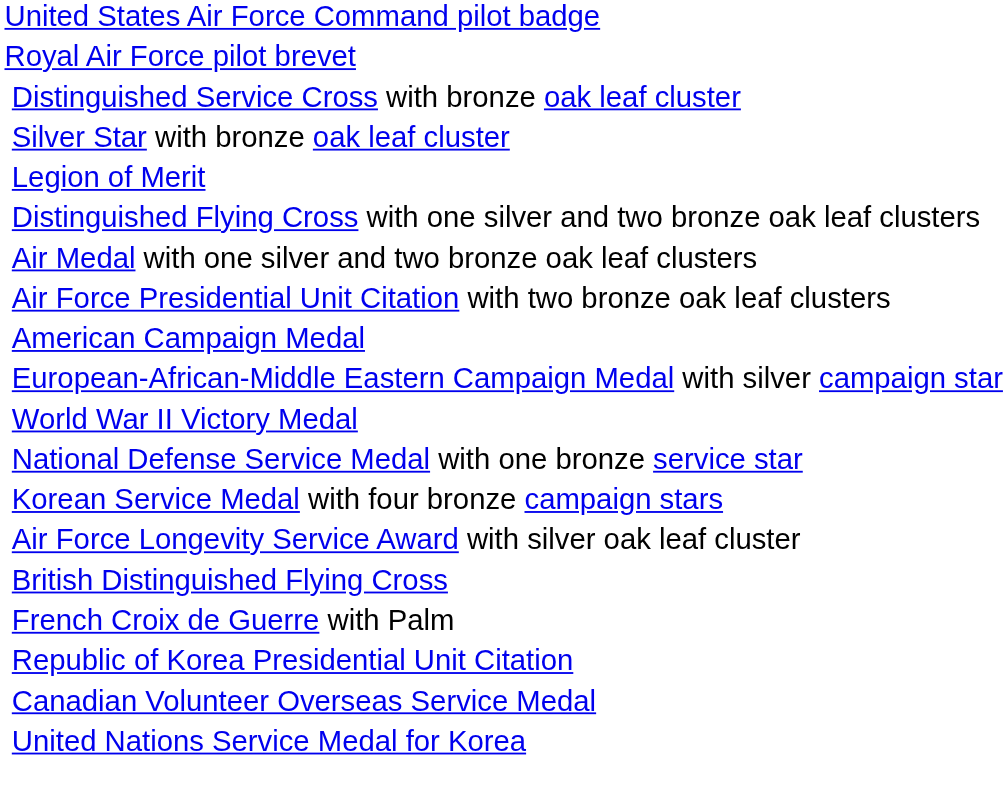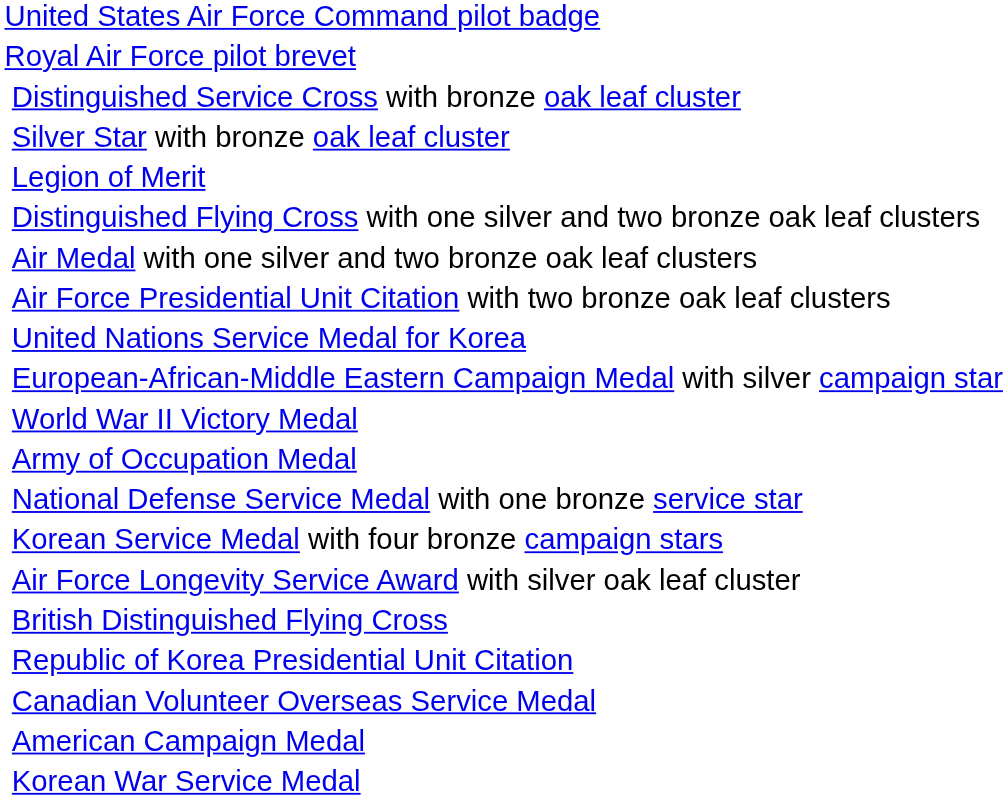rows swapped: (188, 338) <-> (269, 741)
+ row: (184, 459)
- row: (233, 620)
+ row: (186, 781)
